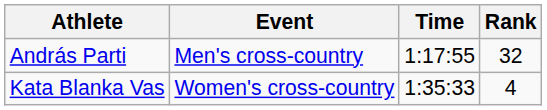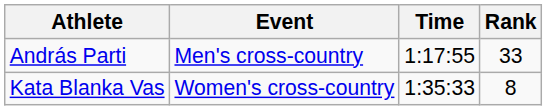(511, 55) 32 -> (511, 55) 33
(511, 89) 4 -> (511, 89) 8
